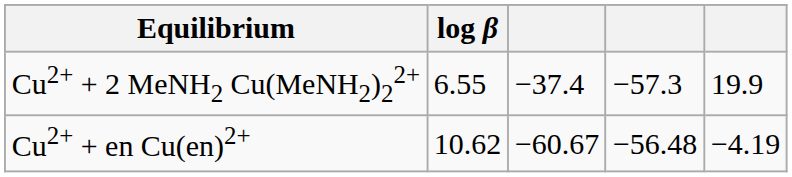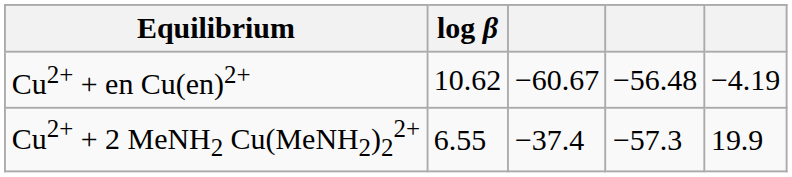rows swapped: (216, 83) <-> (131, 143)
